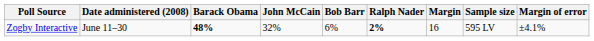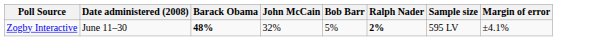- column: (445, 12)
(331, 28) 6% -> (331, 28) 5%
